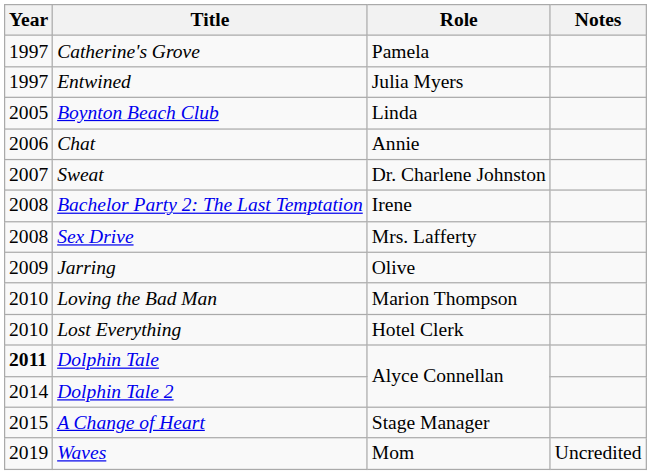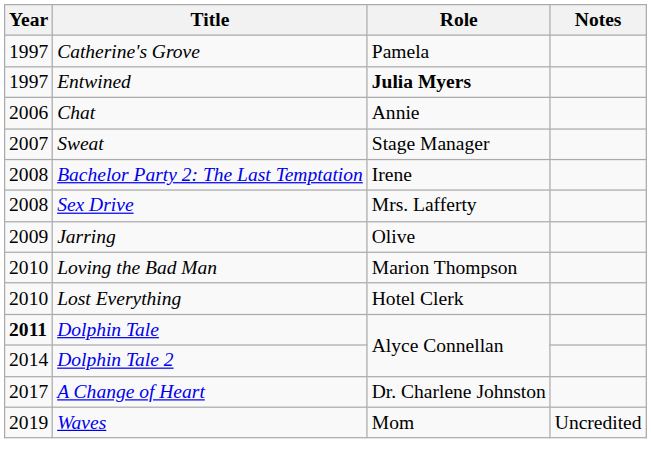(418, 81) normal -> (421, 81) bold
- row: (138, 112)
(459, 174) Dr. Charlene Johnston -> (431, 143) Stage Manager
(29, 422) 2015 -> (29, 391) 2017
(431, 422) Stage Manager -> (459, 391) Dr. Charlene Johnston
